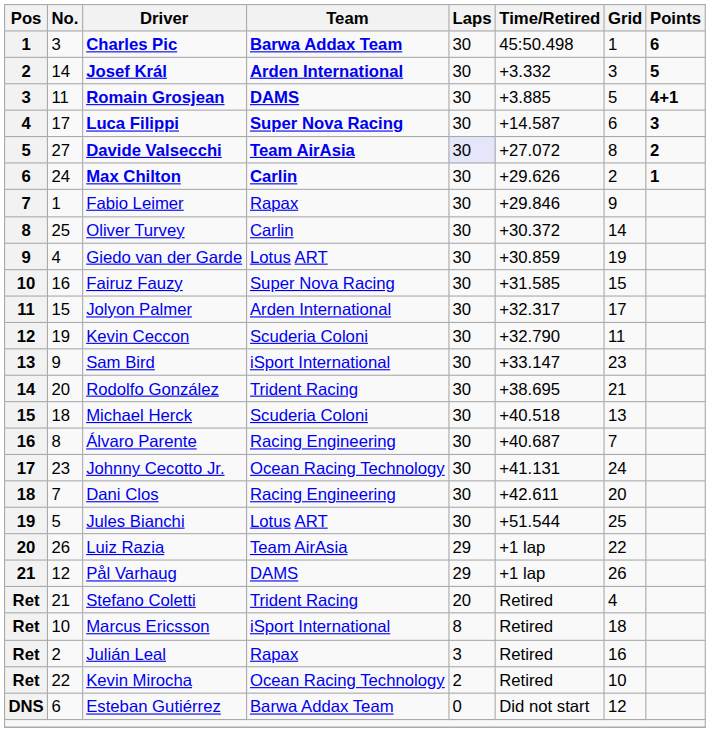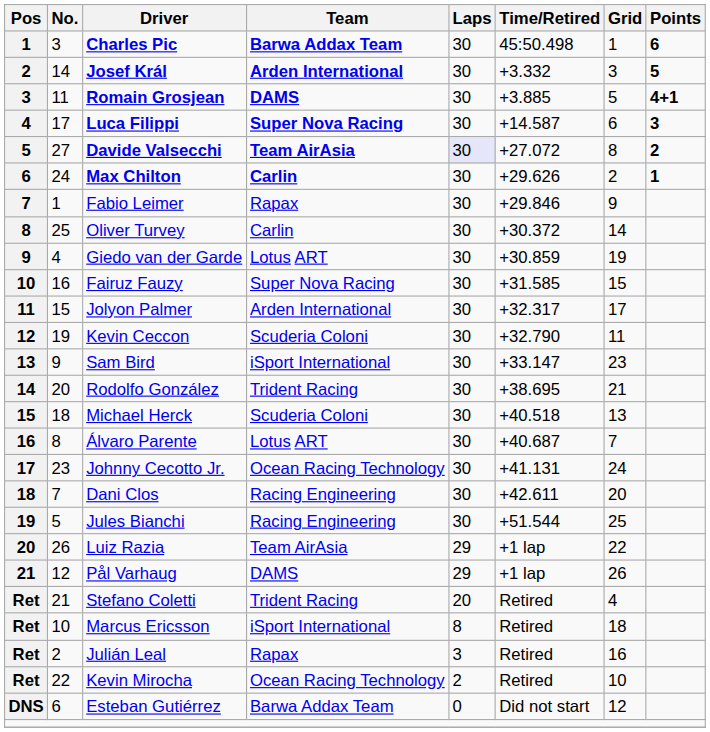(323, 441) Racing Engineering -> (289, 441) Lotus ART
(289, 521) Lotus ART -> (323, 521) Racing Engineering
